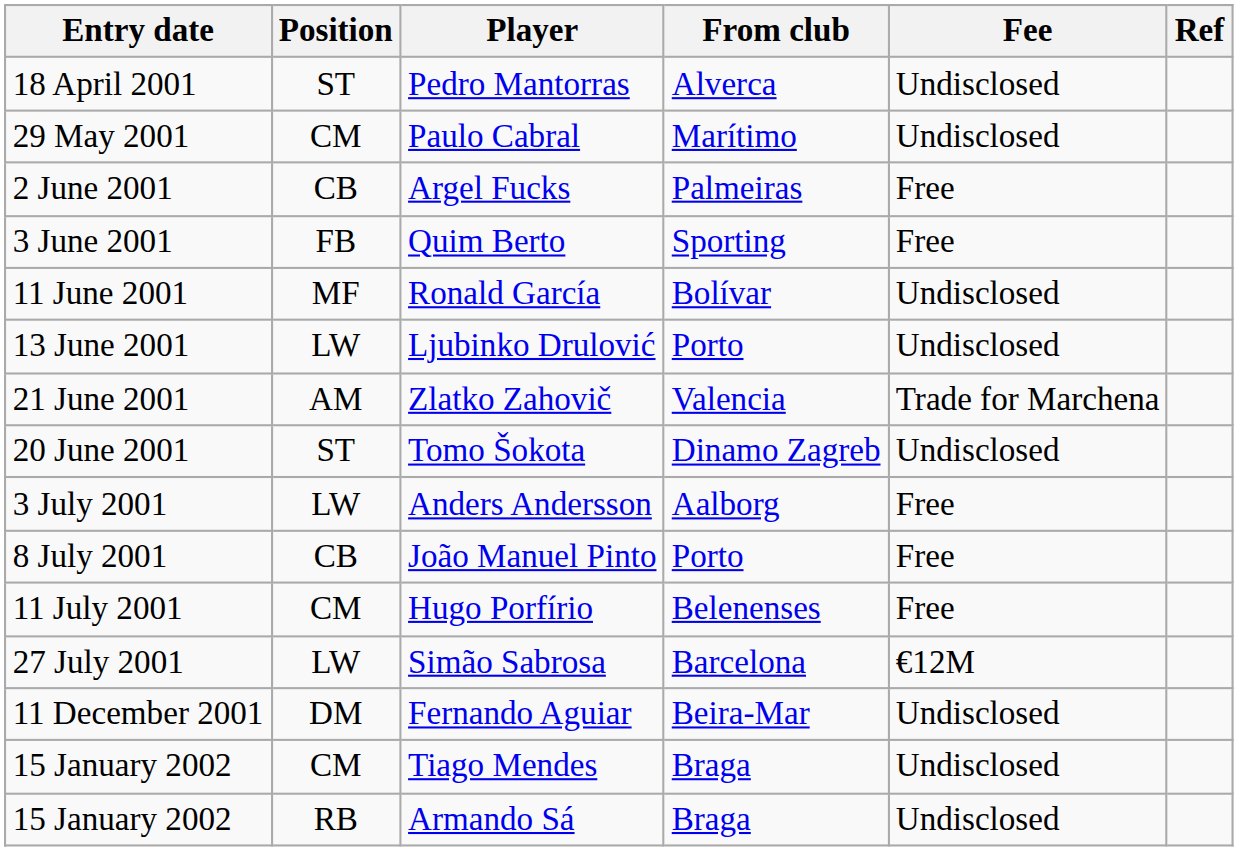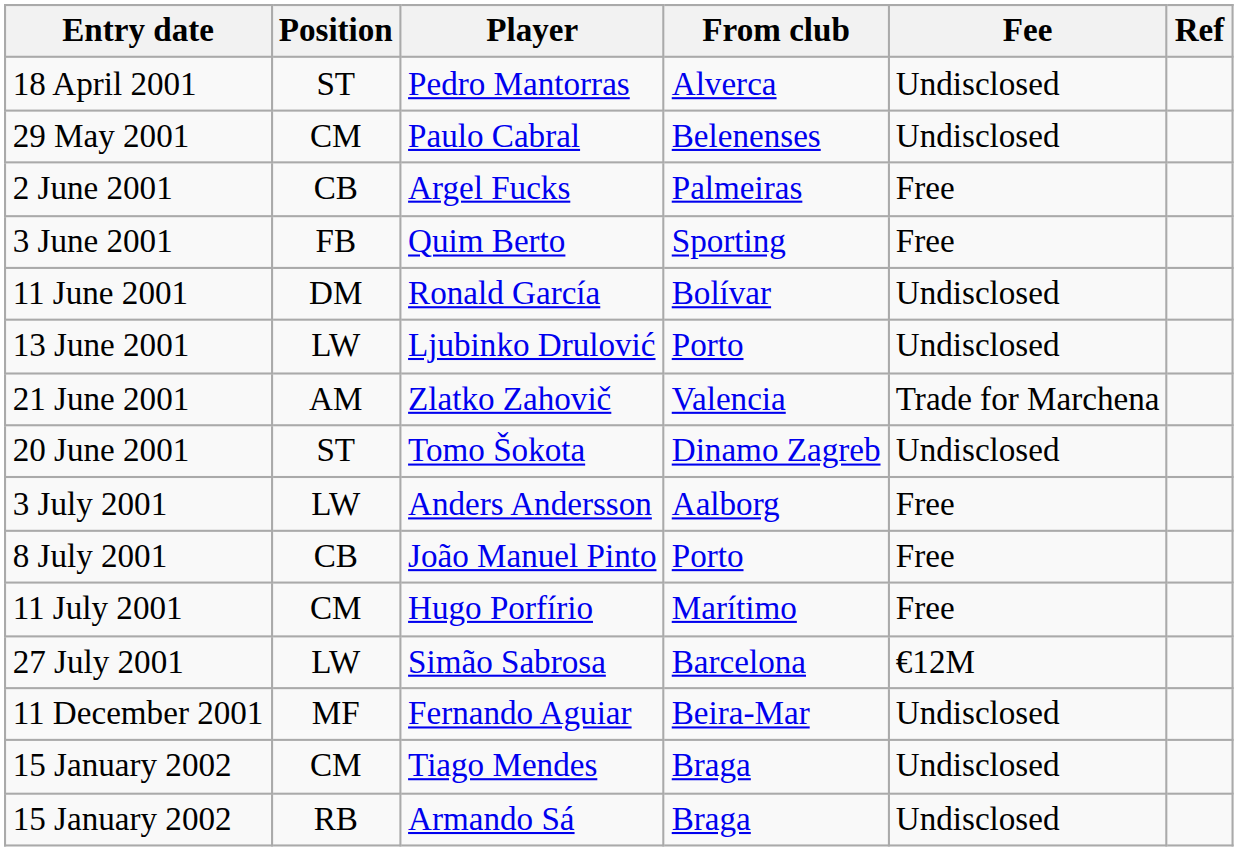(734, 135) Marítimo -> (746, 135) Belenenses
(336, 293) MF -> (336, 293) DM
(746, 608) Belenenses -> (734, 608) Marítimo
(336, 713) DM -> (336, 713) MF
